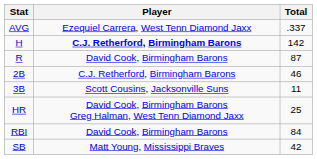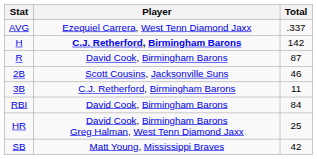(157, 74) C.J. Retherford, Birmingham Barons -> (157, 74) Scott Cousins, Jacksonville Suns
(157, 89) Scott Cousins, Jacksonville Suns -> (157, 89) C.J. Retherford, Birmingham Barons
rows swapped: (19, 110) <-> (19, 131)
